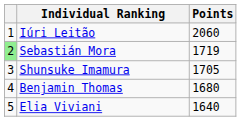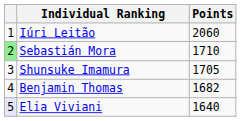(206, 51) 1719 -> (206, 51) 1710
(206, 88) 1680 -> (206, 88) 1682
(11, 107) no background -> (11, 107) lavender background
